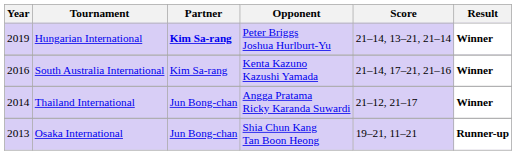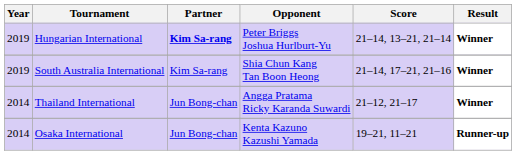(18, 71) 2016 -> (18, 71) 2019
(280, 71) Kenta Kazuno Kazushi Yamada -> (281, 71) Shia Chun Kang Tan Boon Heong
(18, 134) 2013 -> (18, 134) 2014
(281, 134) Shia Chun Kang Tan Boon Heong -> (280, 134) Kenta Kazuno Kazushi Yamada
